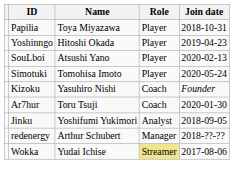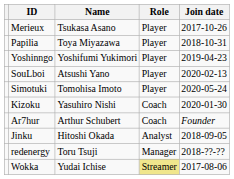+ row: (28, 27)
(86, 43) Hitoshi Okada -> (97, 58) Yoshifumi Yukimori
(198, 89) Founder -> (204, 105) 2020-01-30
(77, 105) Toru Tsuji -> (89, 120) Arthur Schubert
(204, 105) 2020-01-30 -> (198, 120) Founder
(97, 120) Yoshifumi Yukimori -> (86, 136) Hitoshi Okada
(89, 136) Arthur Schubert -> (77, 151) Toru Tsuji
